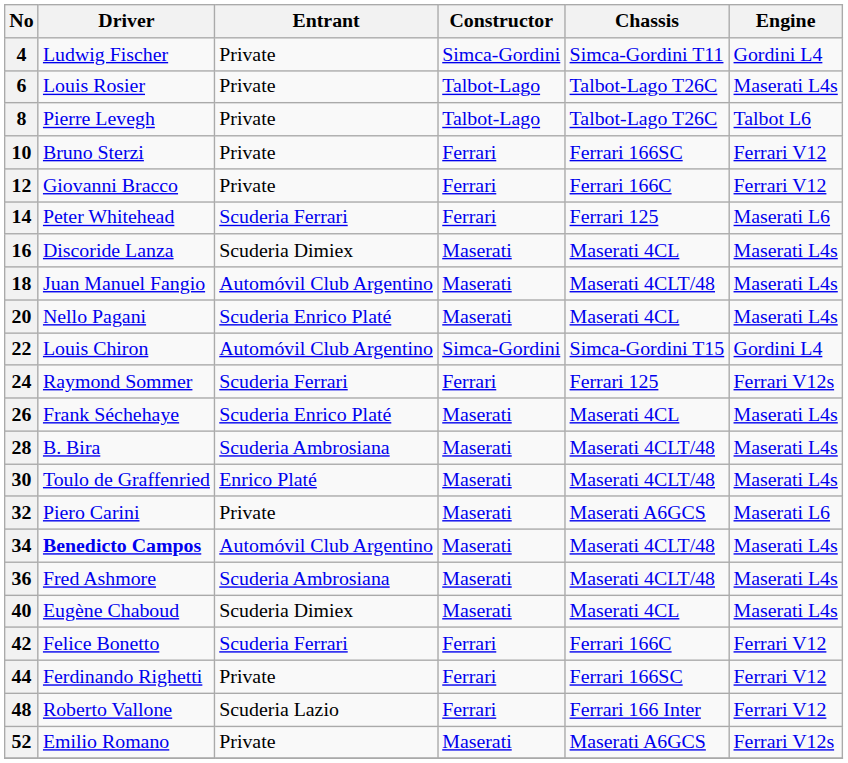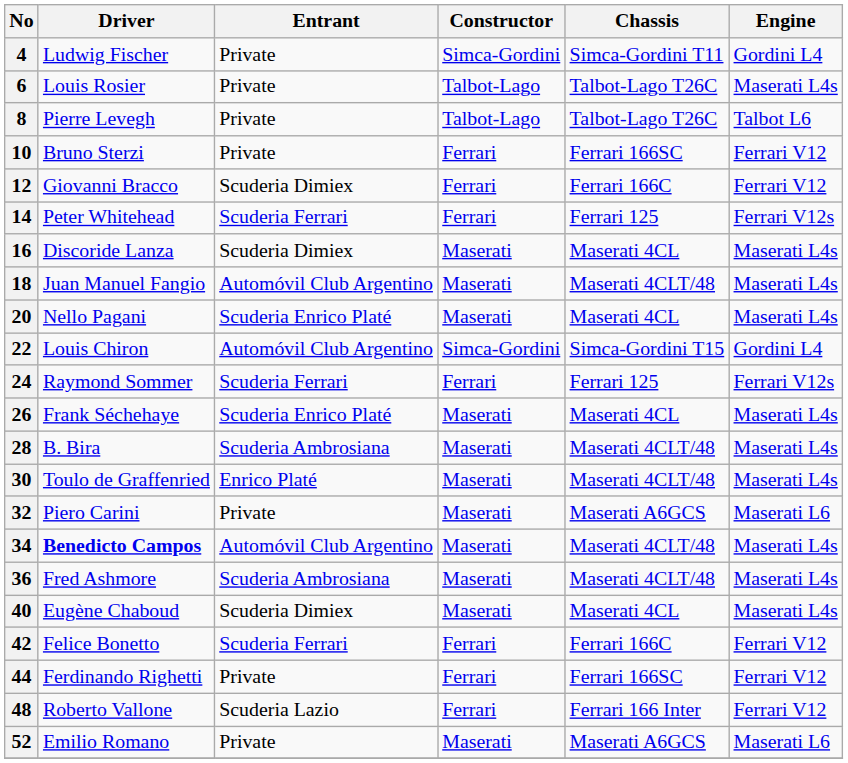(247, 185) Private -> (286, 185) Scuderia Dimiex
(782, 217) Maserati L6 -> (784, 217) Ferrari V12s
(784, 742) Ferrari V12s -> (782, 742) Maserati L6
